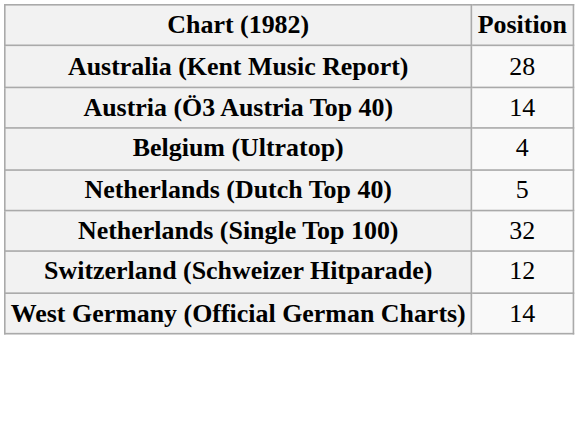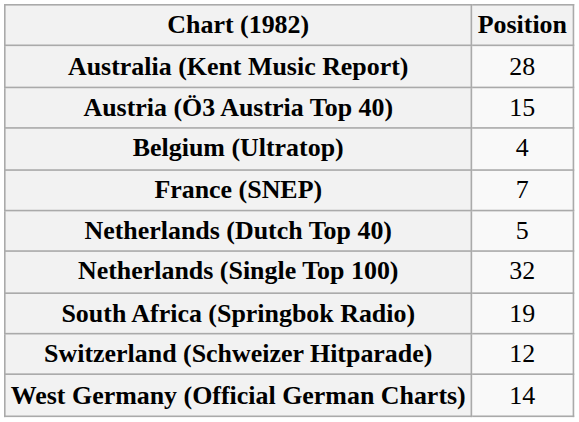(522, 107) 14 -> (522, 107) 15
+ row: (238, 189)
+ row: (238, 312)
